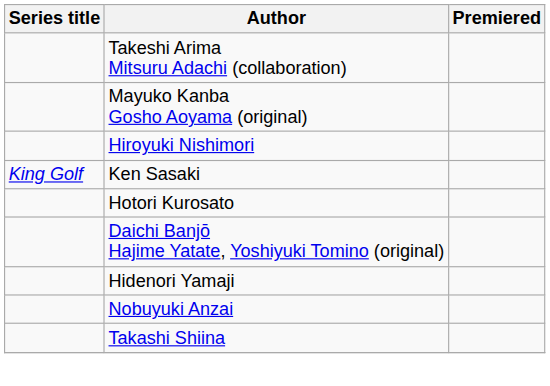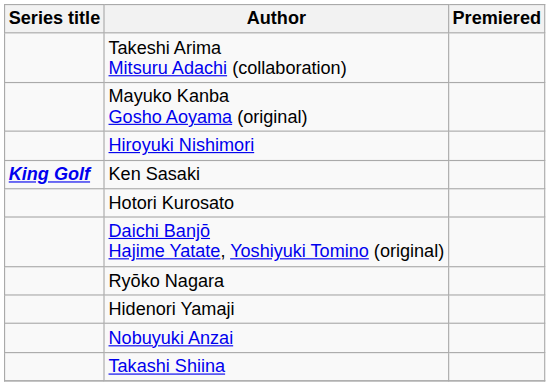(46, 174) normal -> (49, 174) bold
+ row: (166, 280)
